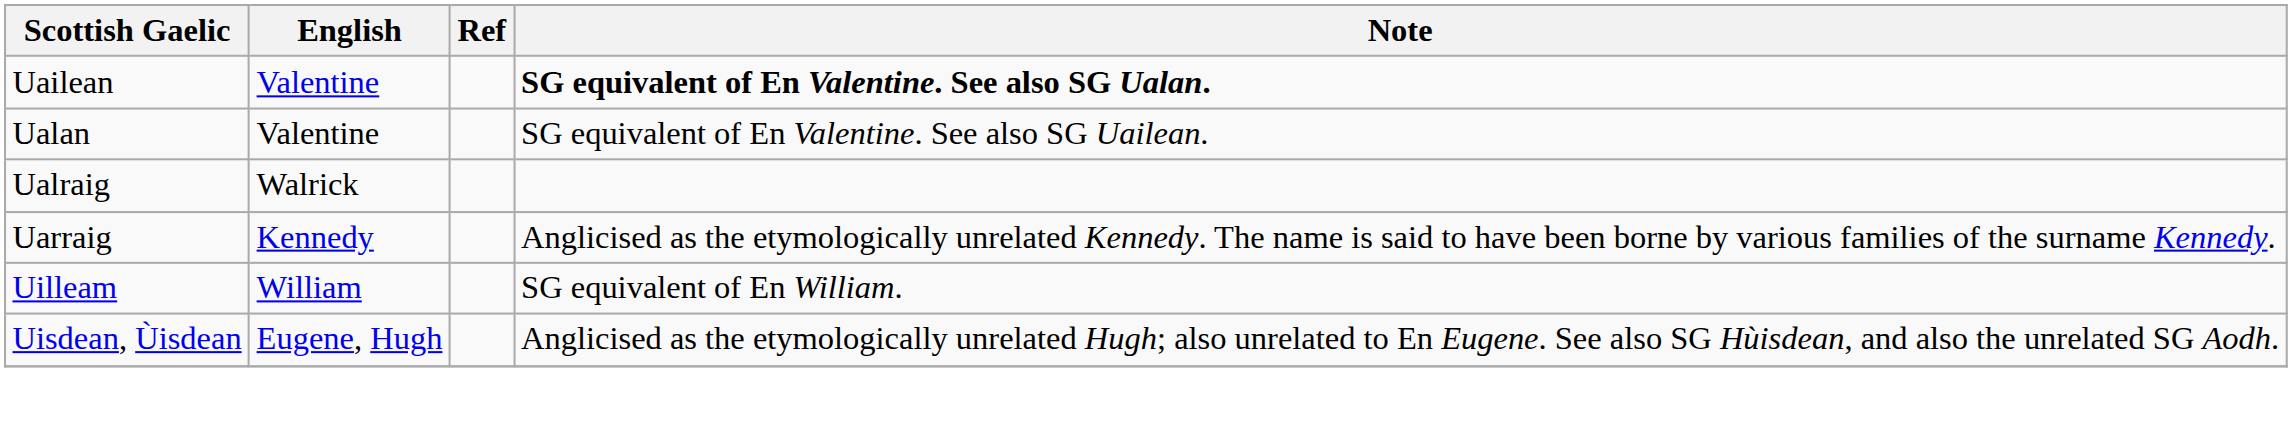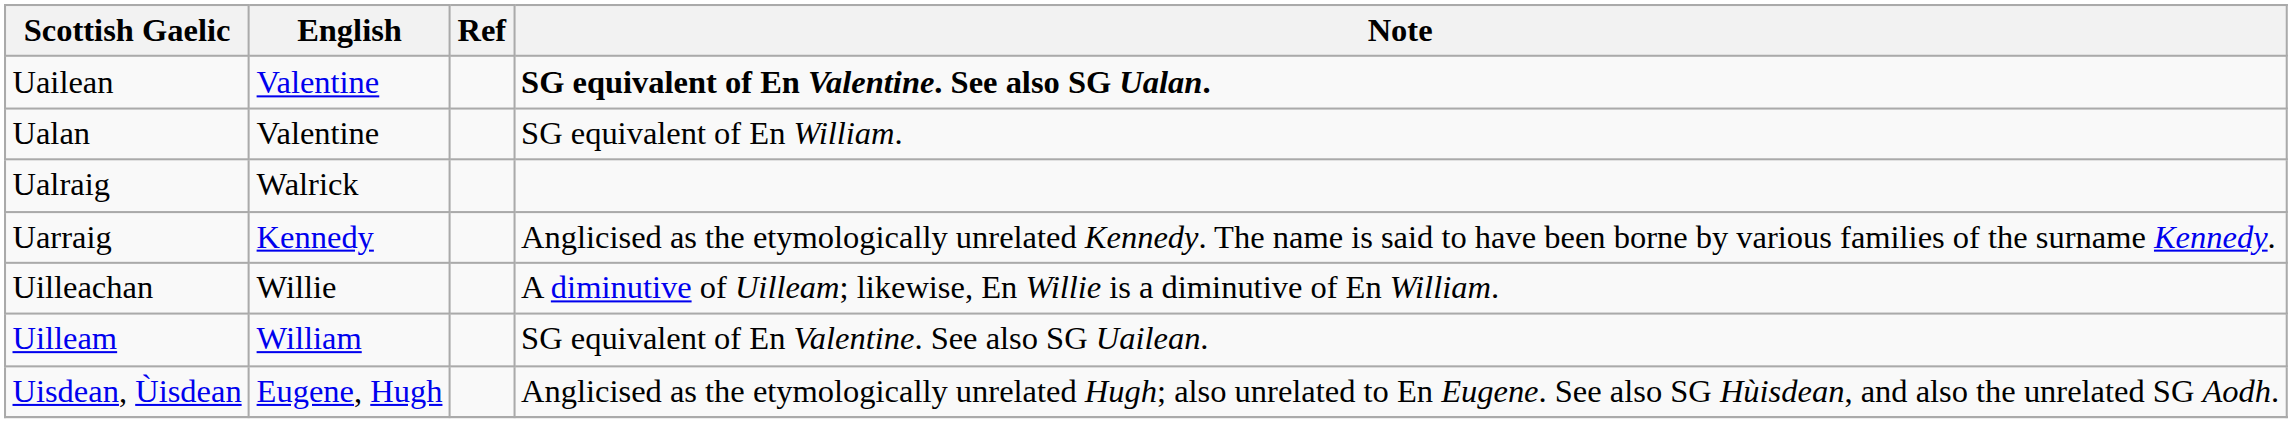(865, 133) SG equivalent of En Valentine. See also SG Uailean. -> (712, 133) SG equivalent of En William.
+ row: (83, 287)
(712, 287) SG equivalent of En William. -> (865, 339) SG equivalent of En Valentine. See also SG Uailean.
